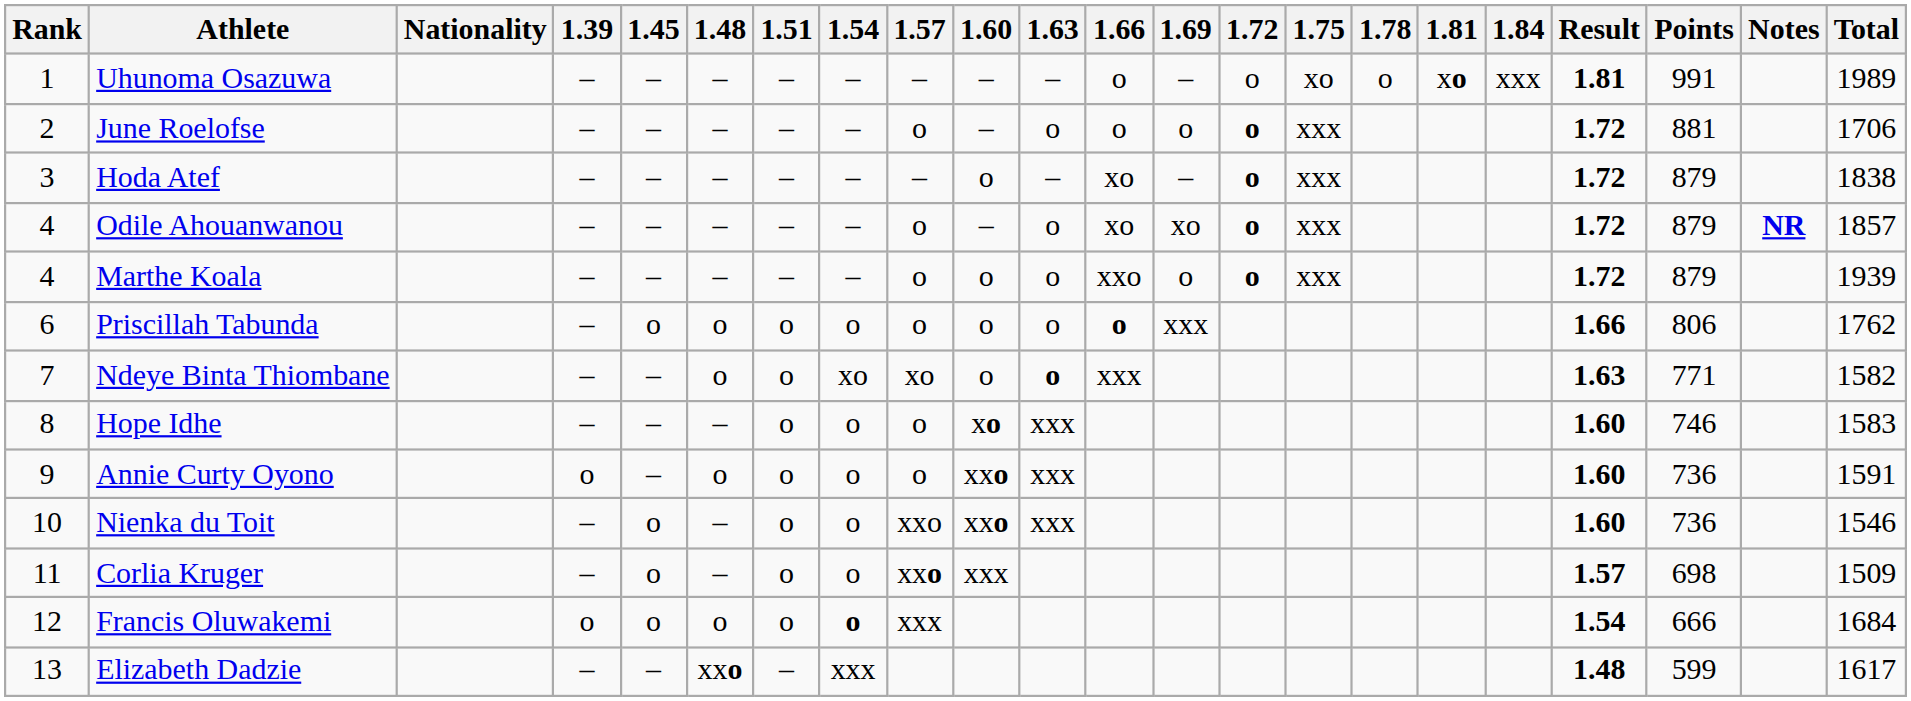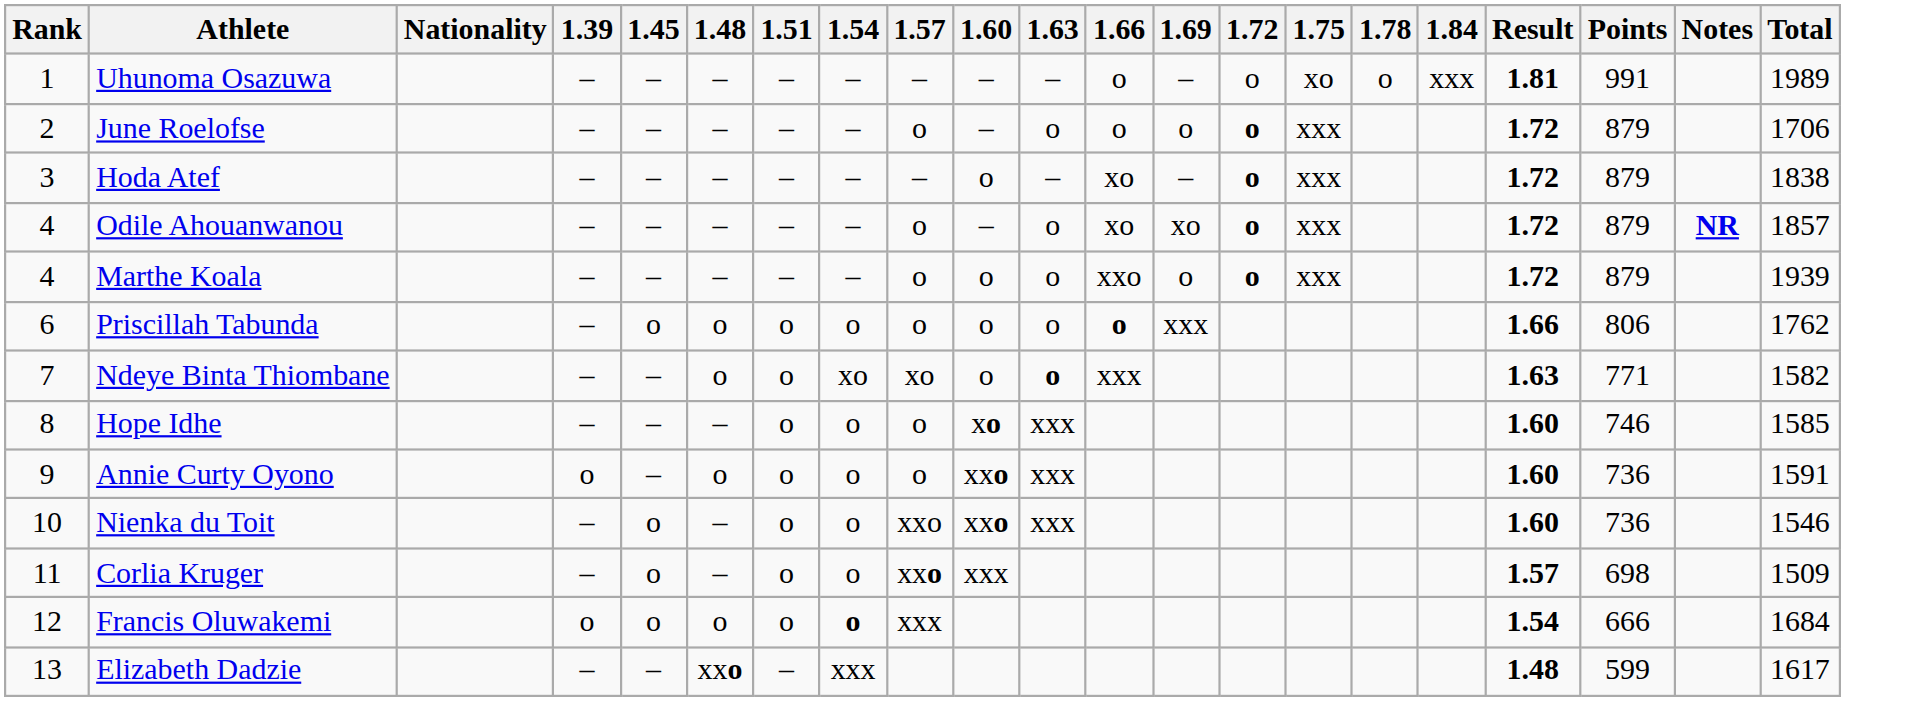- column: (1452, 28)
(1694, 127) 881 -> (1628, 127) 879
(1866, 423) 1583 -> (1800, 423) 1585
